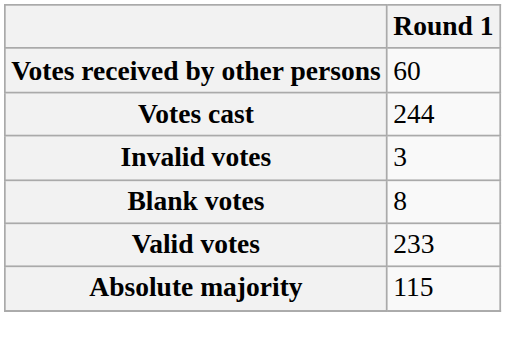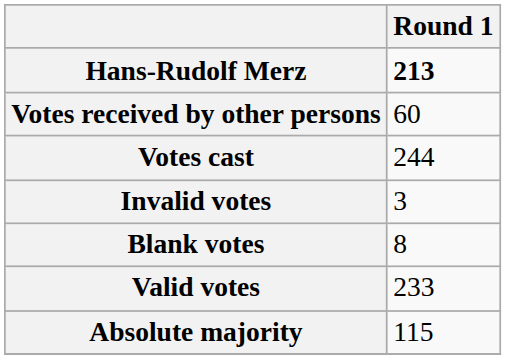+ row: (196, 69)
